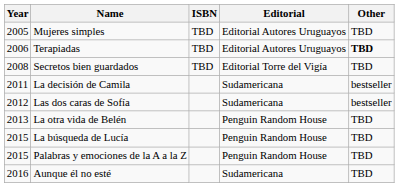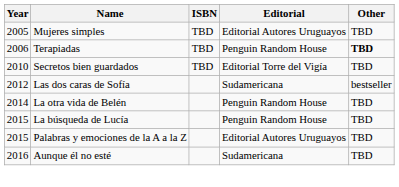(284, 49) Editorial Autores Uruguayos -> (274, 49) Penguin Random House
(18, 66) 2008 -> (18, 66) 2010
- row: (82, 84)
(18, 120) 2013 -> (18, 102) 2014
(274, 155) Penguin Random House -> (284, 138) Editorial Autores Uruguayos
